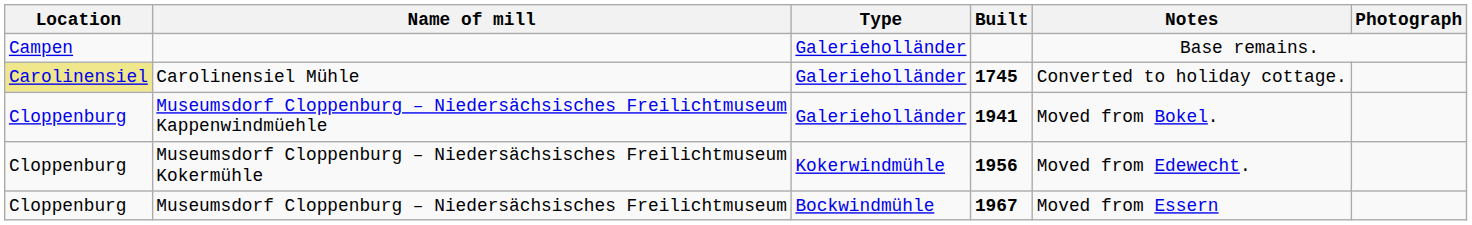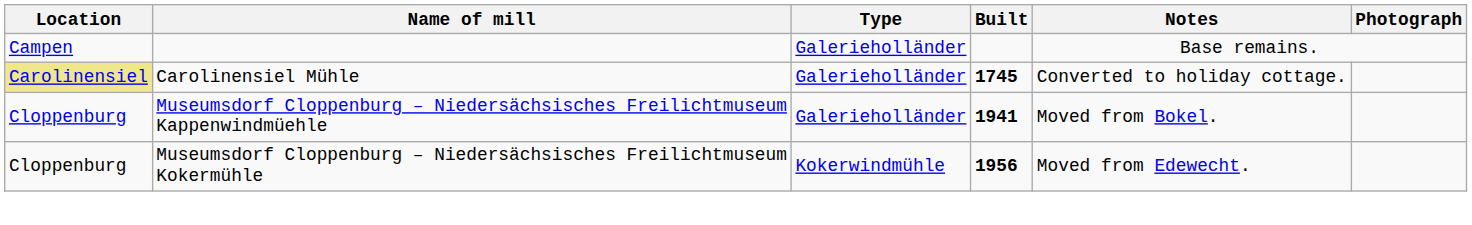- row: (472, 205)
